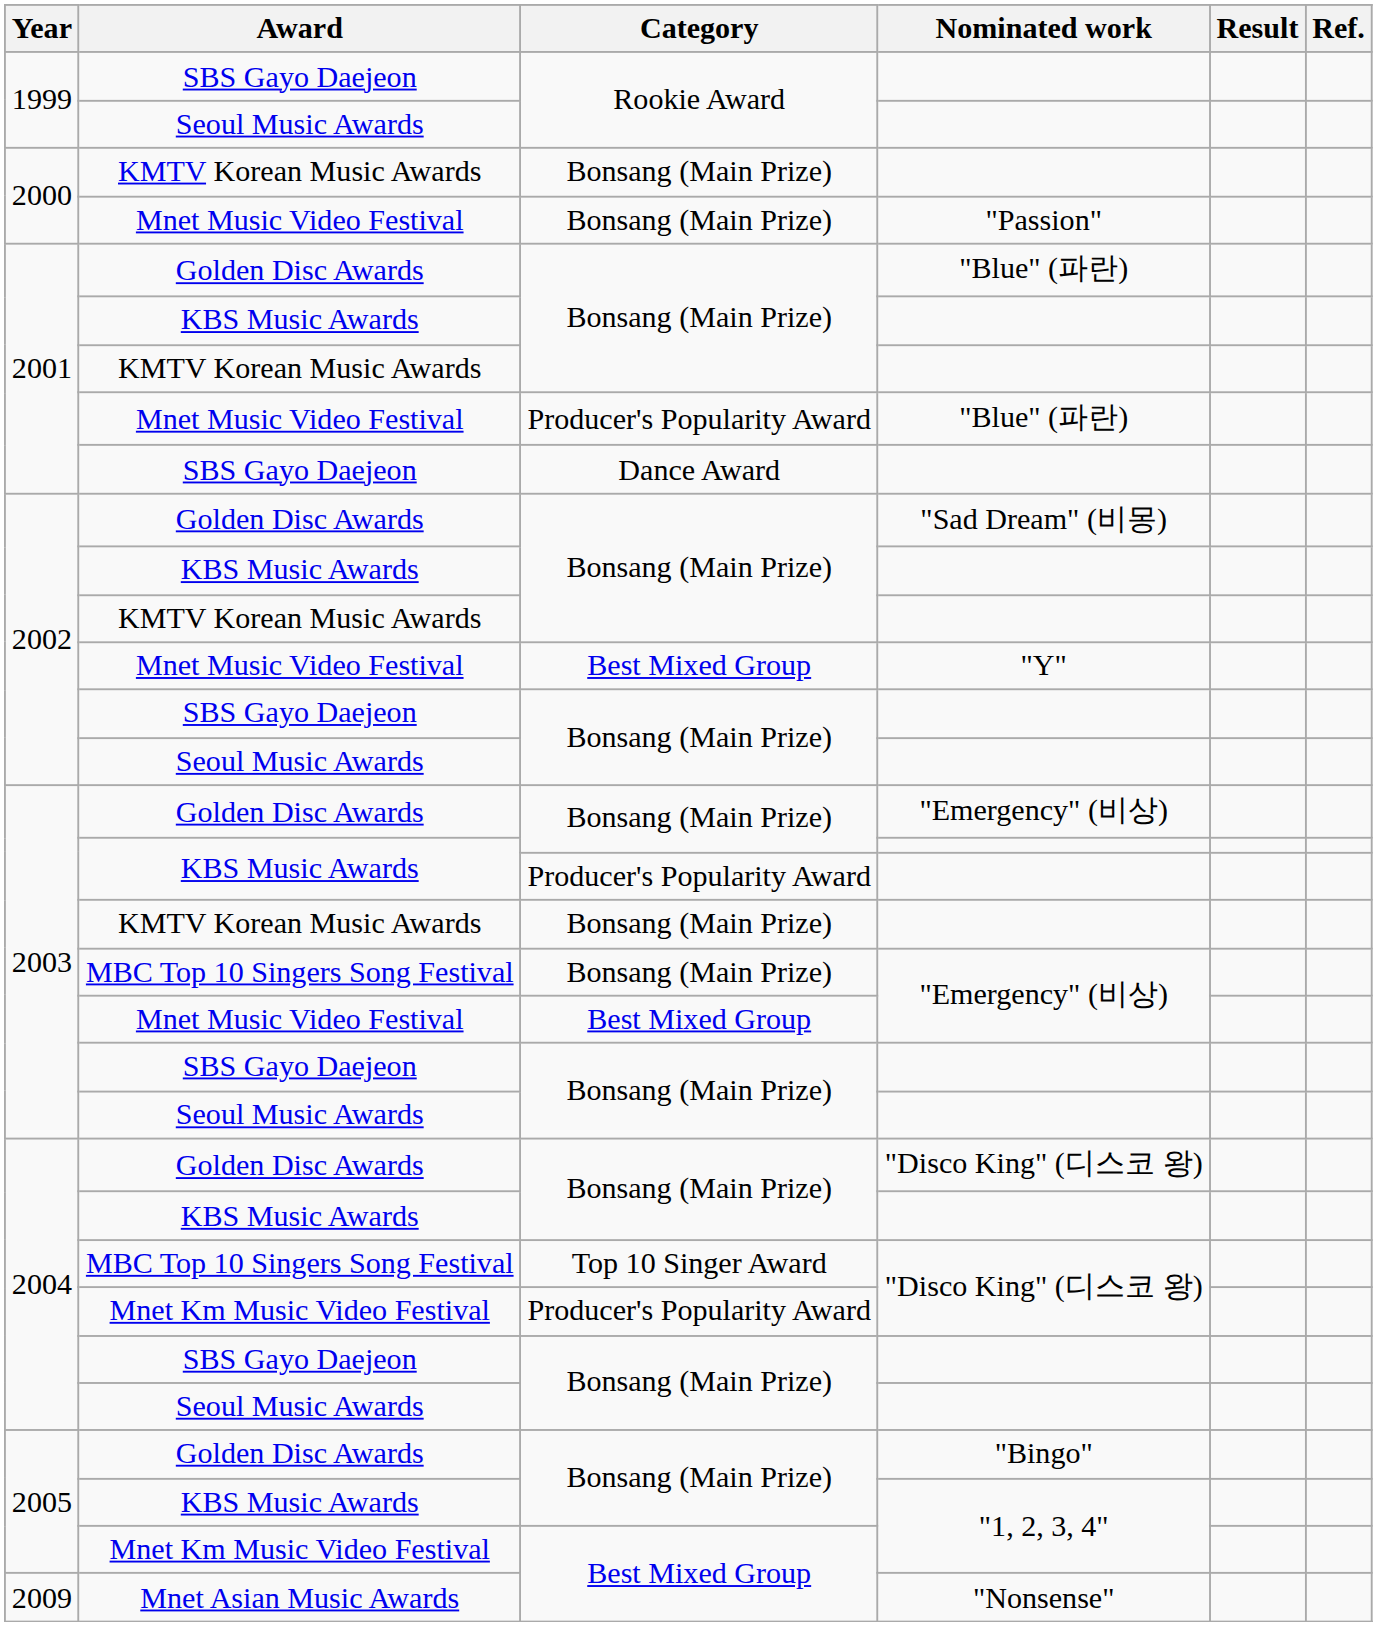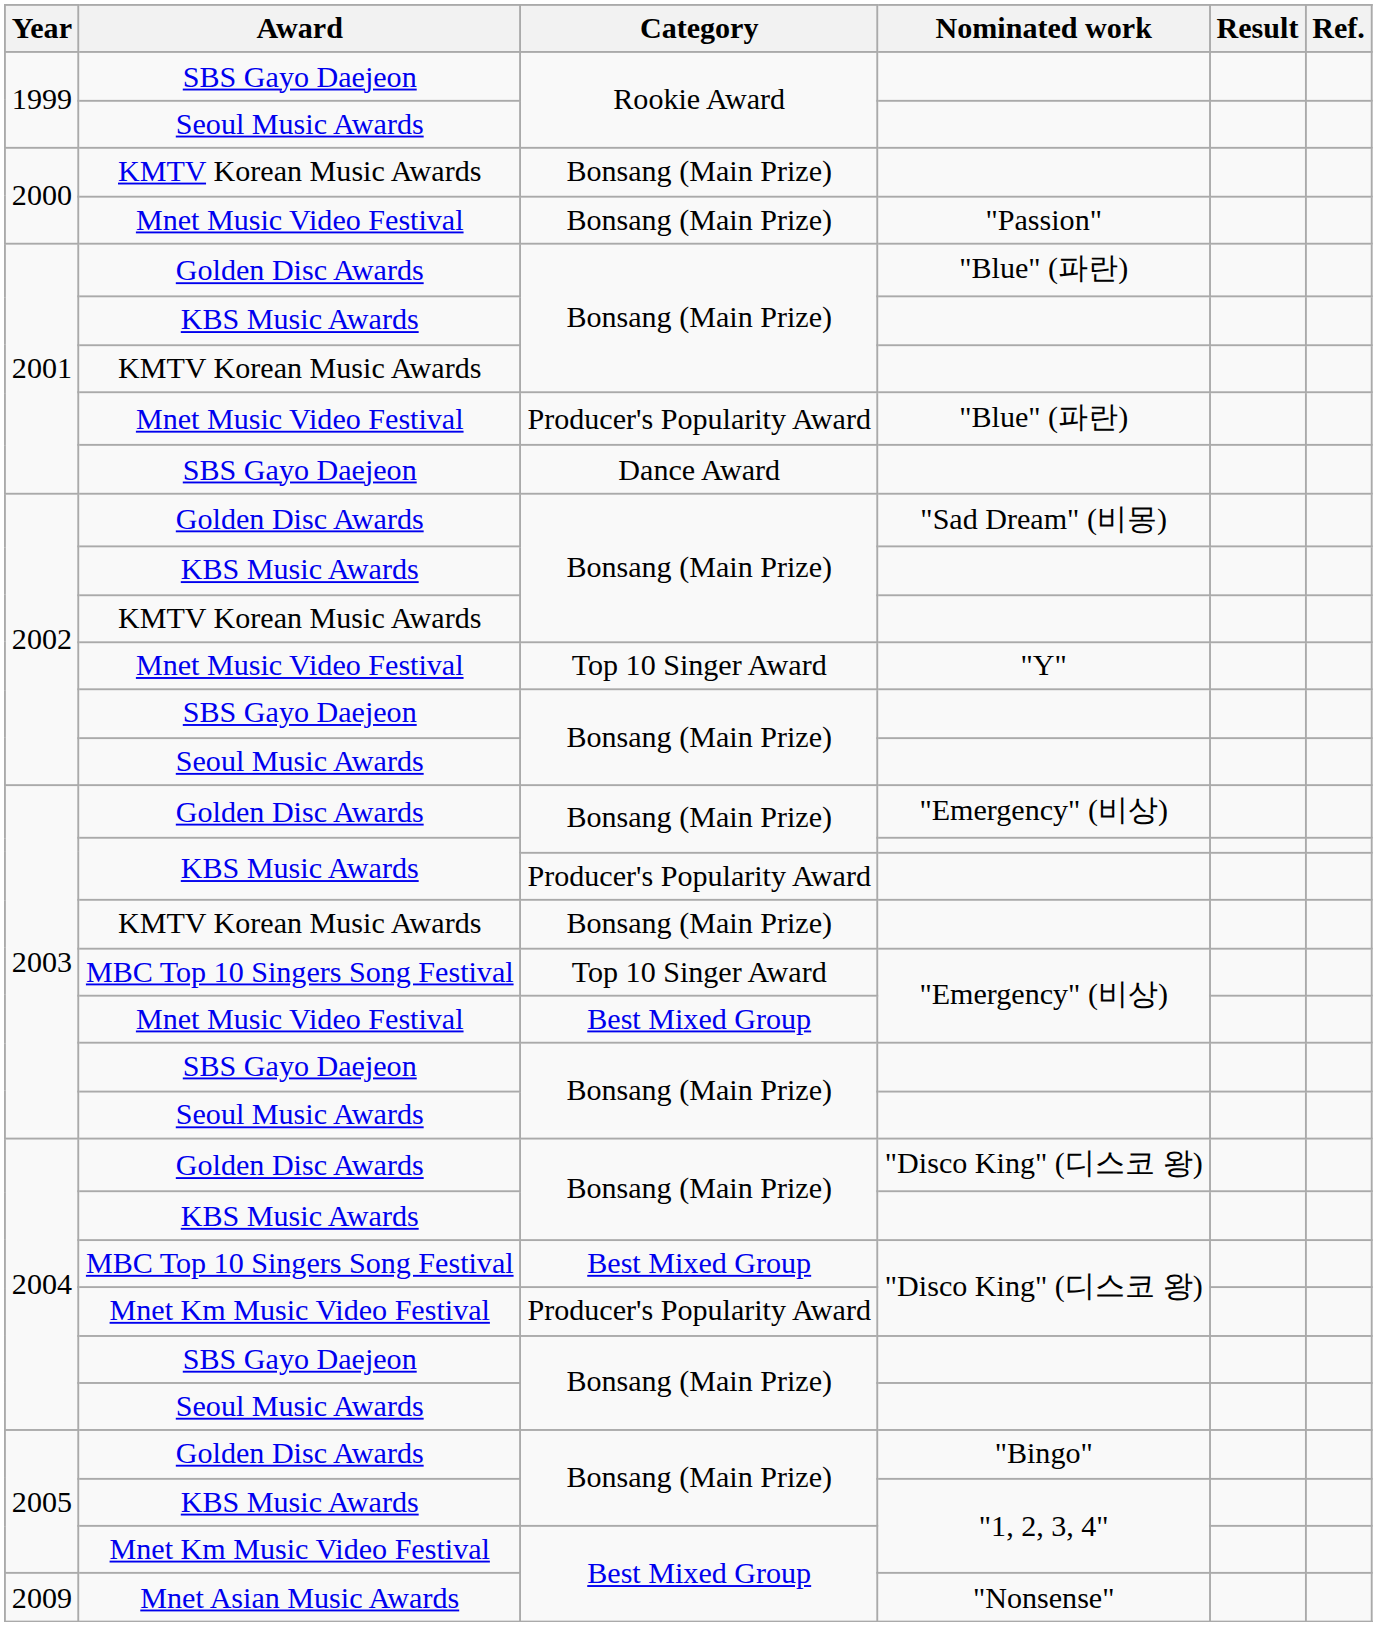(699, 665) Best Mixed Group -> (699, 665) Top 10 Singer Award
(699, 971) Bonsang (Main Prize) -> (699, 971) Top 10 Singer Award
(699, 1263) Top 10 Singer Award -> (699, 1263) Best Mixed Group
